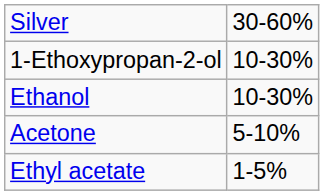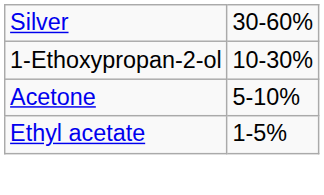- row: (50, 97)
